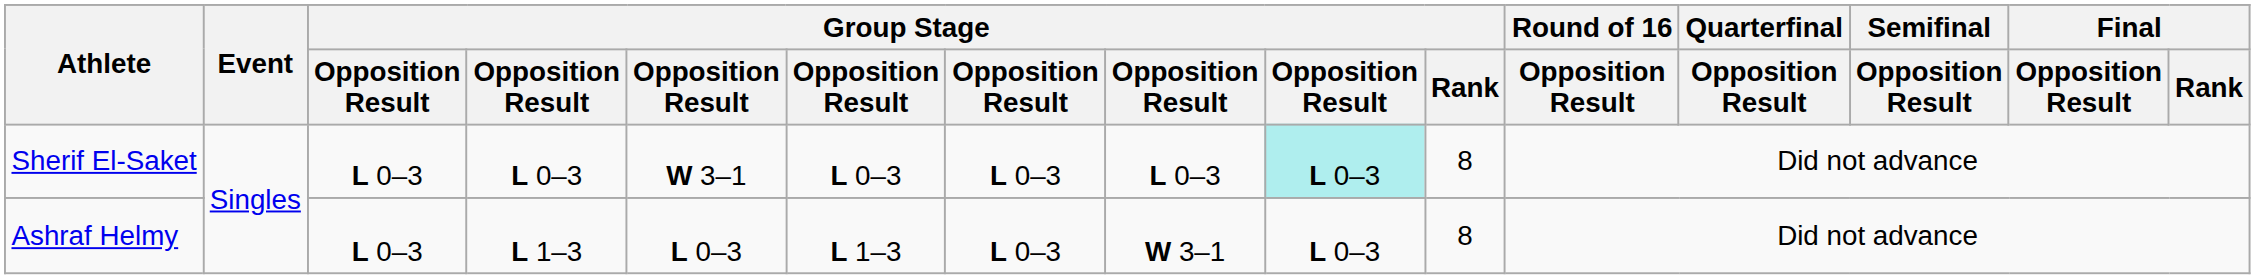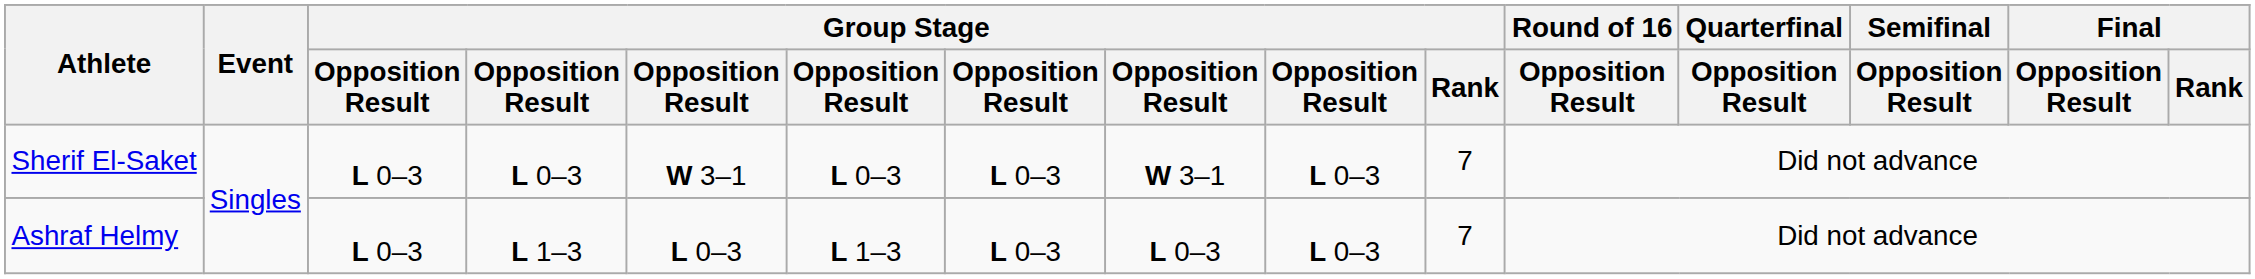(1185, 177) L 0–3 -> (1185, 177) W 3–1
(1345, 177) paleturquoise background -> (1345, 177) no background
(1465, 161) 8 -> (1465, 161) 7
(1185, 252) W 3–1 -> (1185, 252) L 0–3
(1465, 236) 8 -> (1465, 236) 7
